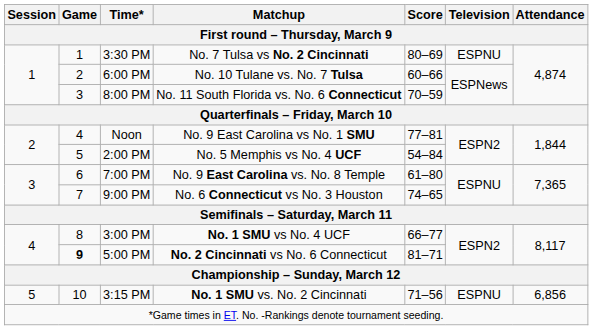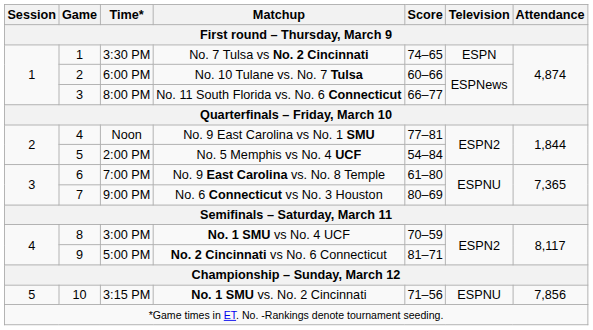(425, 55) 80–69 -> (425, 55) 74–65
(479, 55) ESPNU -> (479, 55) ESPN
(425, 95) 70–59 -> (425, 95) 66–77
(425, 195) 74–65 -> (425, 195) 80–69
(425, 235) 66–77 -> (425, 235) 70–59
(80, 255) bold -> (80, 255) normal
(550, 295) 6,856 -> (550, 295) 7,856
